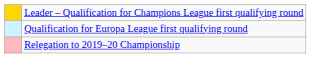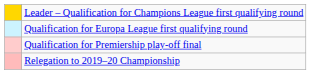+ row: (113, 45)
